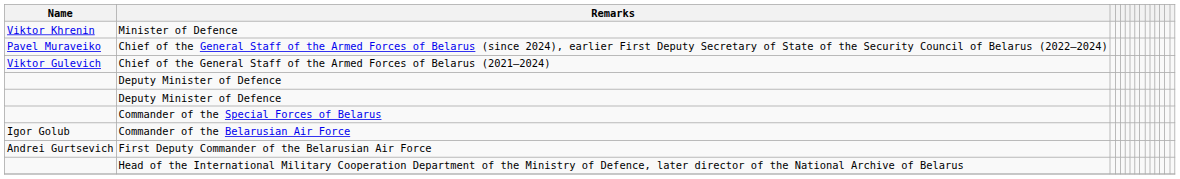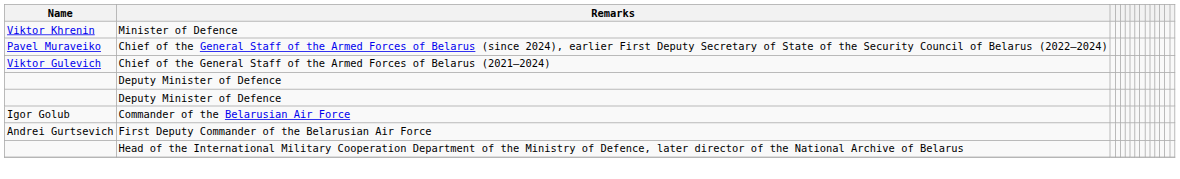- row: (60, 115)
